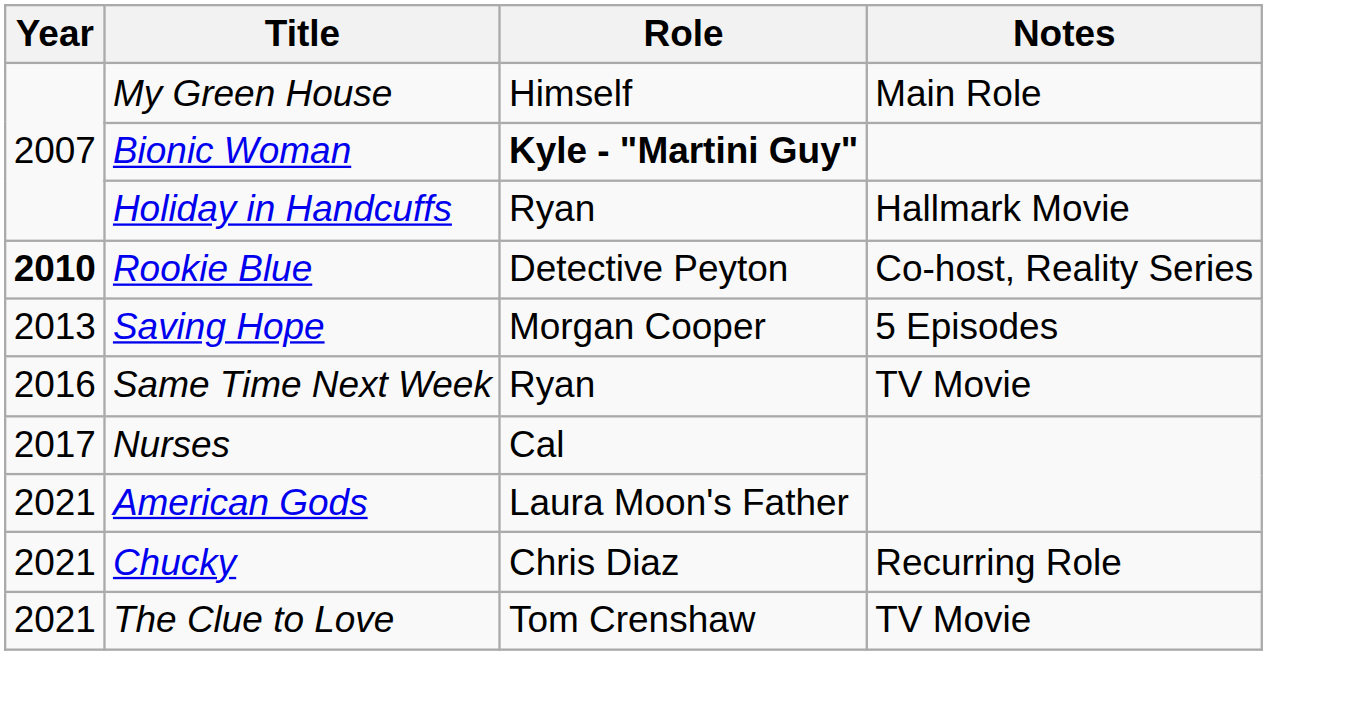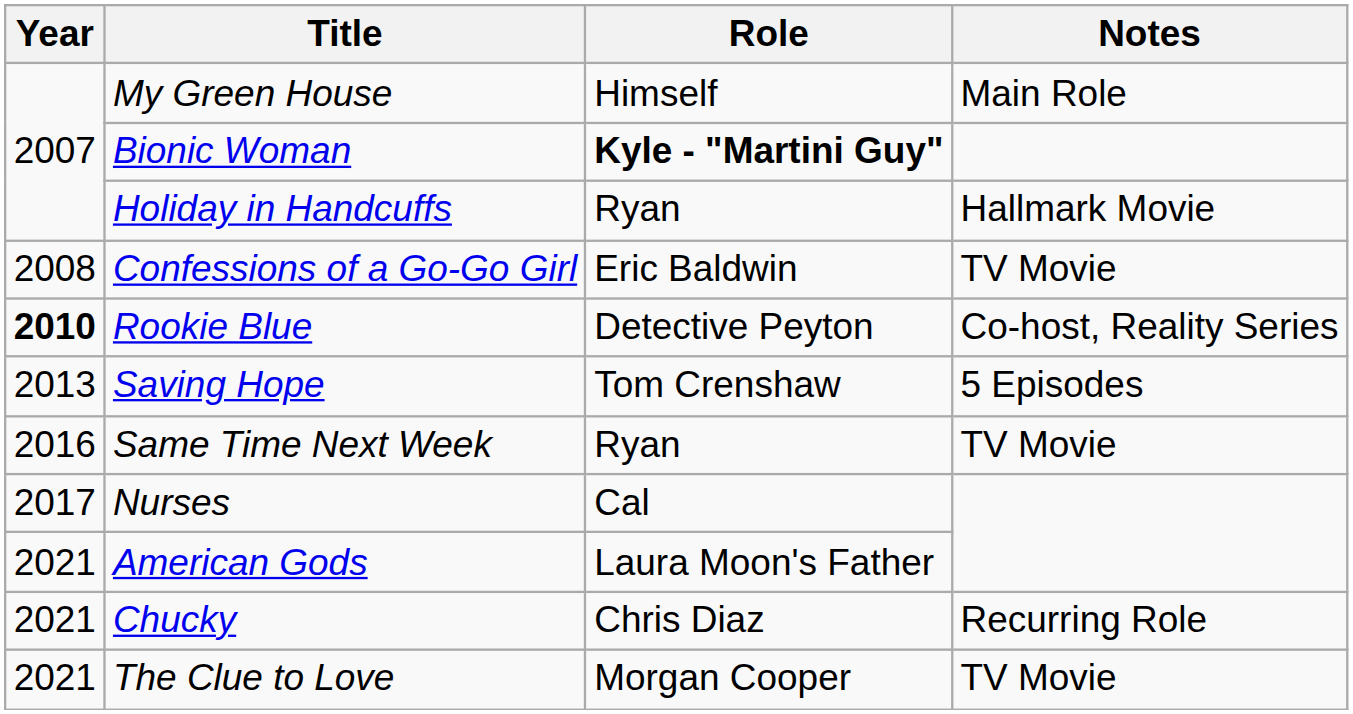+ row: (345, 268)
(637, 326) Morgan Cooper -> (717, 385) Tom Crenshaw
(632, 619) Tom Crenshaw -> (723, 678) Morgan Cooper
